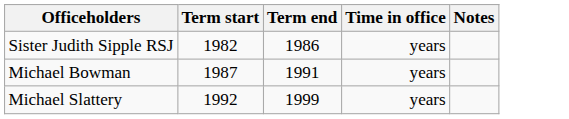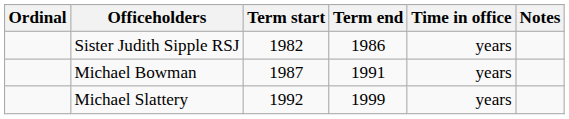+ column: (37, 18)
